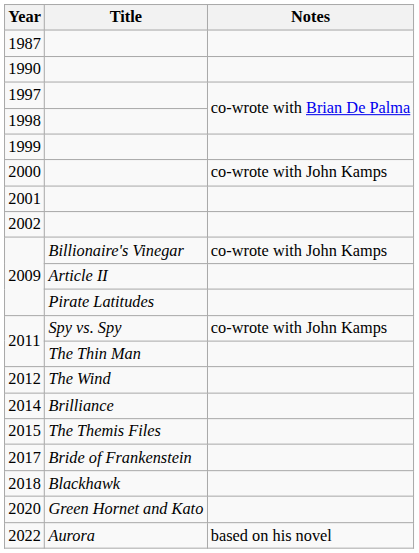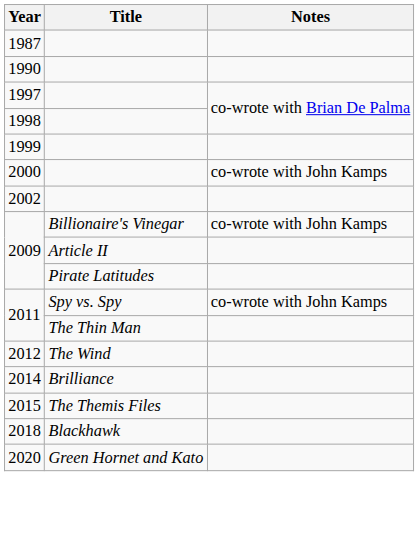- row: (25, 198)
- row: (25, 457)
- row: (25, 535)
